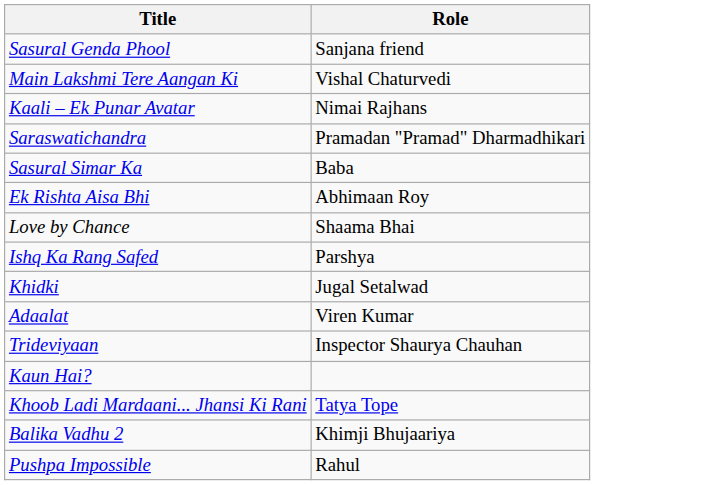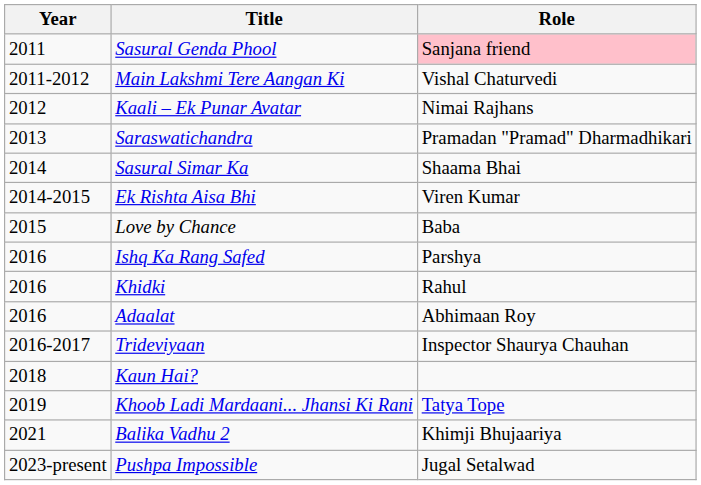+ column: (58, 19)
(370, 49) no background -> (476, 49) pink background
(335, 167) Baba -> (471, 167) Shaama Bhai
(372, 197) Abhimaan Roy -> (471, 197) Viren Kumar
(365, 227) Shaama Bhai -> (441, 227) Baba
(372, 286) Jugal Setalwad -> (444, 286) Rahul
(364, 316) Viren Kumar -> (479, 316) Abhimaan Roy
(338, 464) Rahul -> (478, 464) Jugal Setalwad
